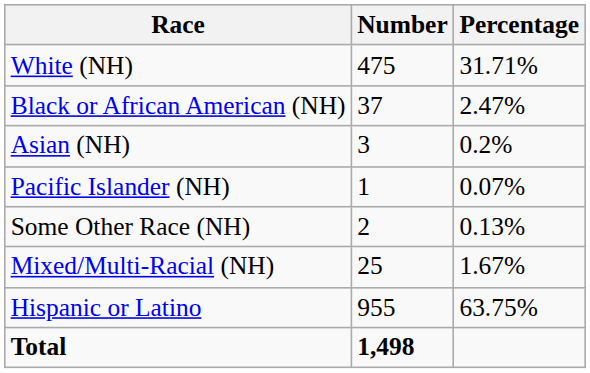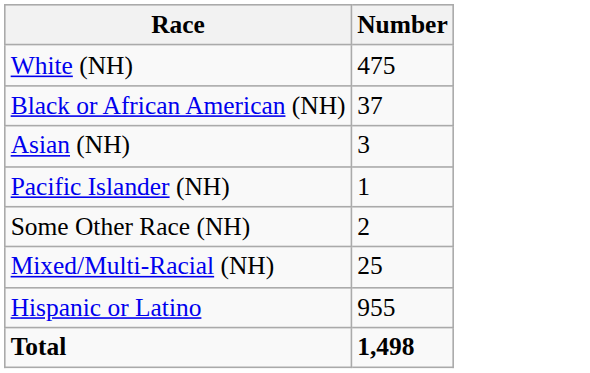- column: (519, 24)
